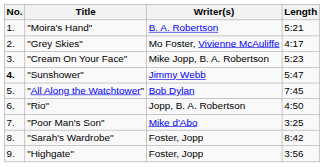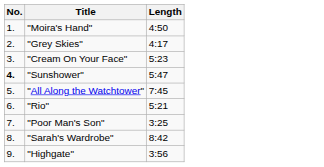- column: (214, 12)
(294, 28) 5:21 -> (158, 28) 4:50
(294, 106) 4:50 -> (158, 106) 5:21
